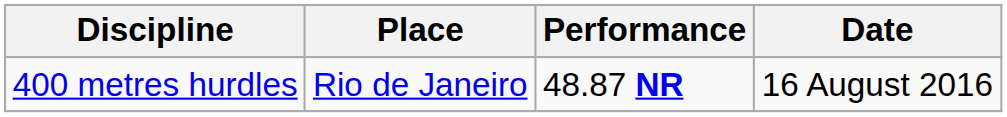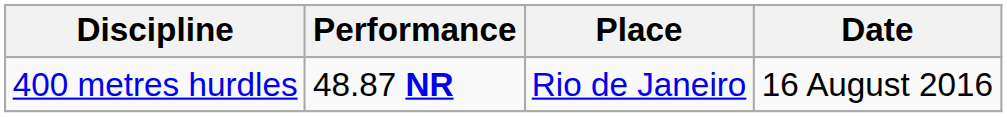columns swapped: (645, 30) <-> (420, 30)
